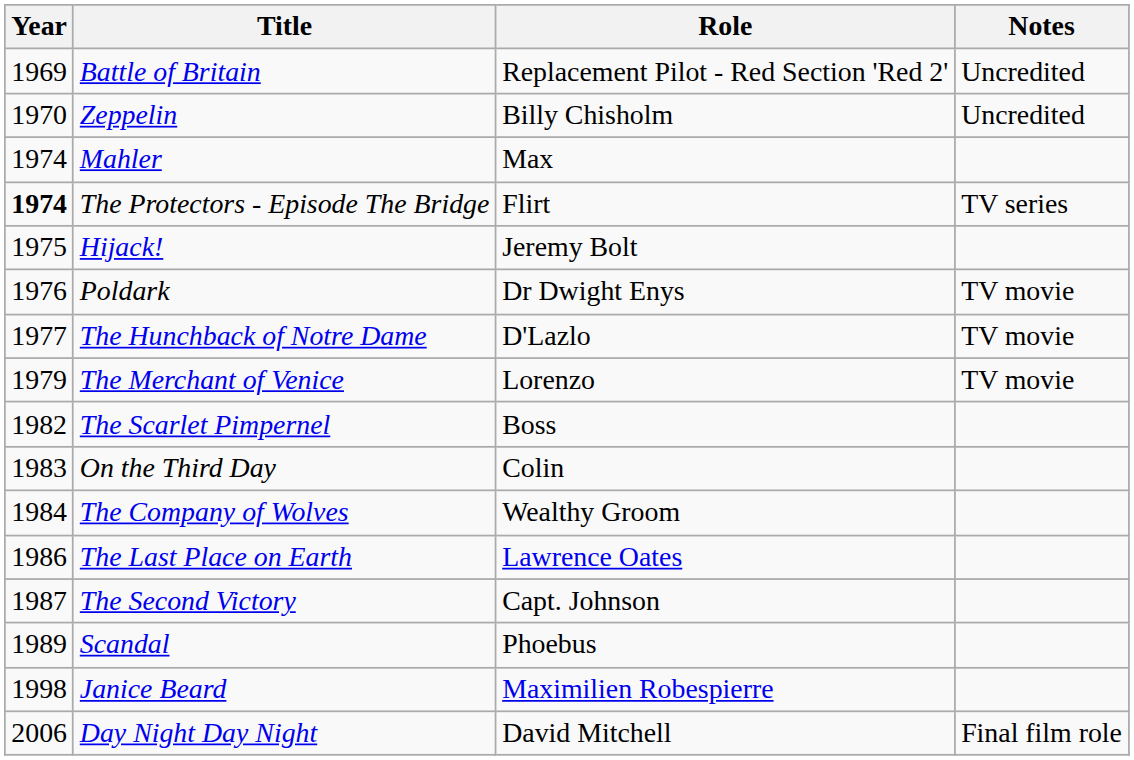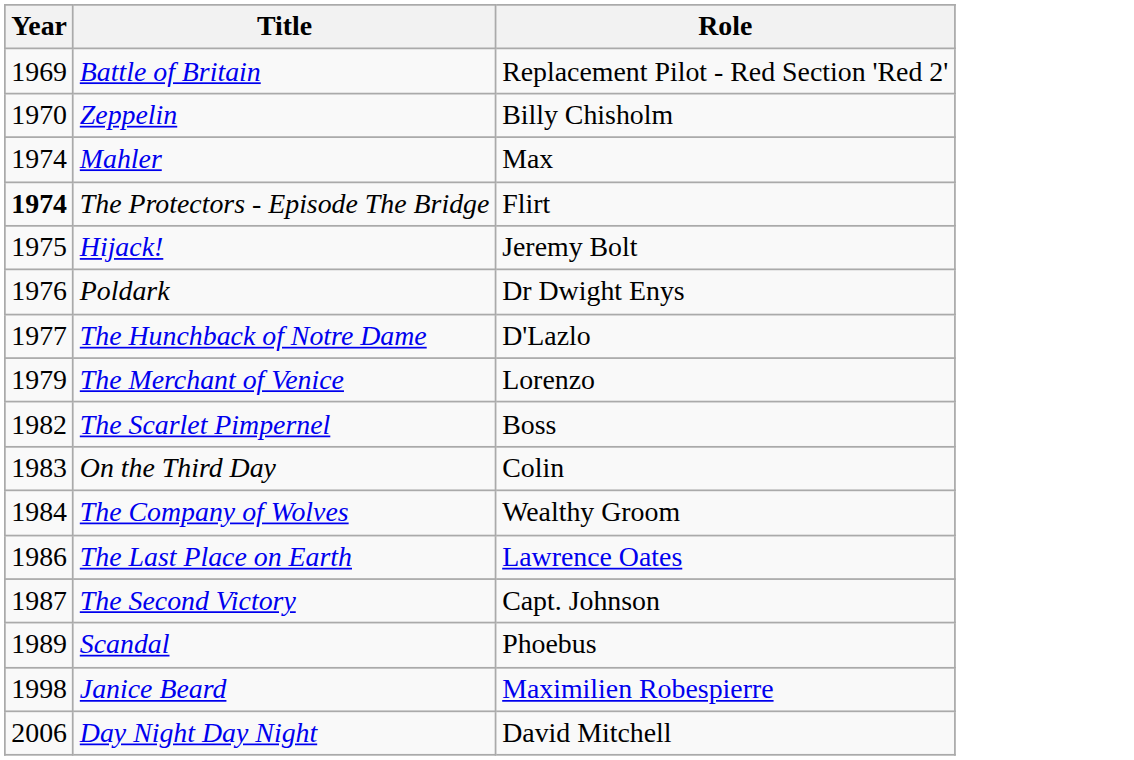- column: (1042, 26)
